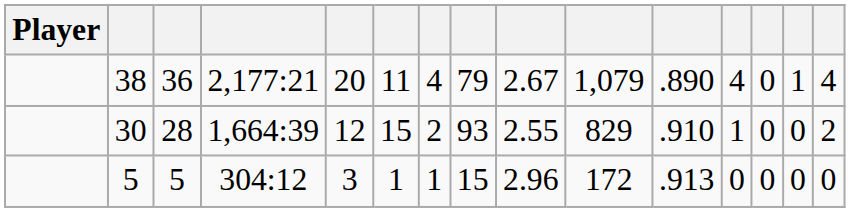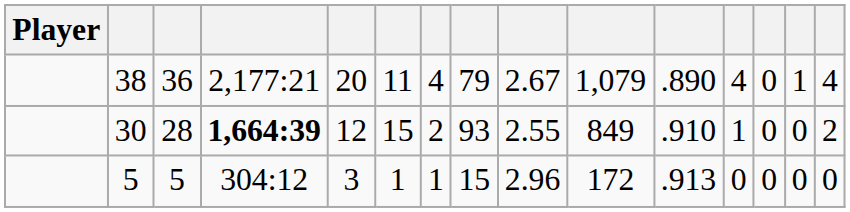(263, 130) normal -> (264, 130) bold
(609, 130) 829 -> (610, 130) 849
